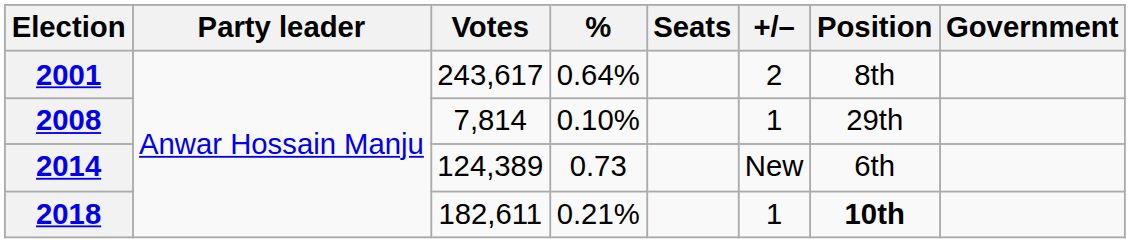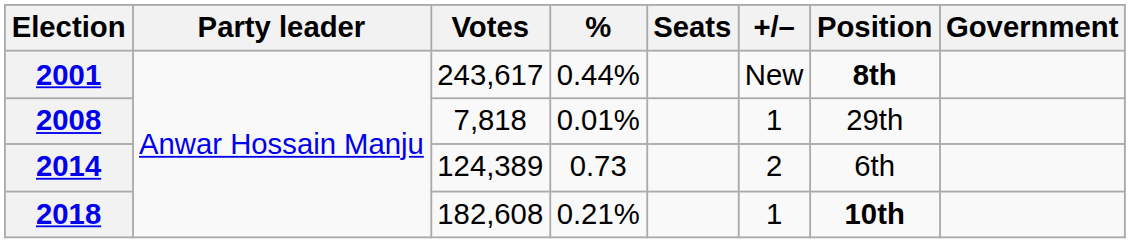(598, 74) 0.64% -> (598, 74) 0.44%
(774, 74) 2 -> (774, 74) New
(875, 74) normal -> (875, 74) bold
(490, 120) 7,814 -> (490, 120) 7,818
(598, 120) 0.10% -> (598, 120) 0.01%
(774, 167) New -> (774, 167) 2
(490, 213) 182,611 -> (490, 213) 182,608
